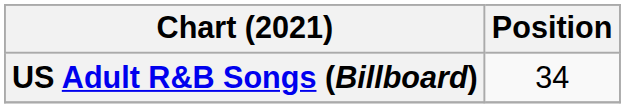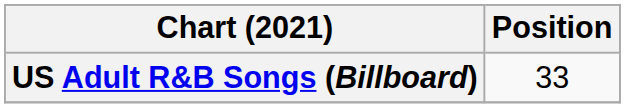(552, 77) 34 -> (552, 77) 33
